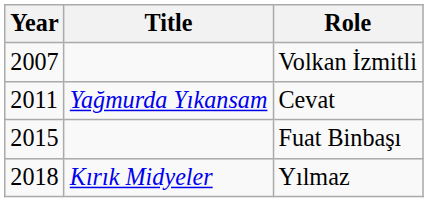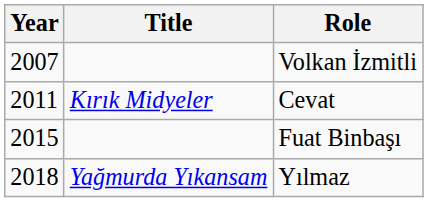(169, 100) Yağmurda Yıkansam -> (141, 100) Kırık Midyeler
(141, 176) Kırık Midyeler -> (169, 176) Yağmurda Yıkansam
